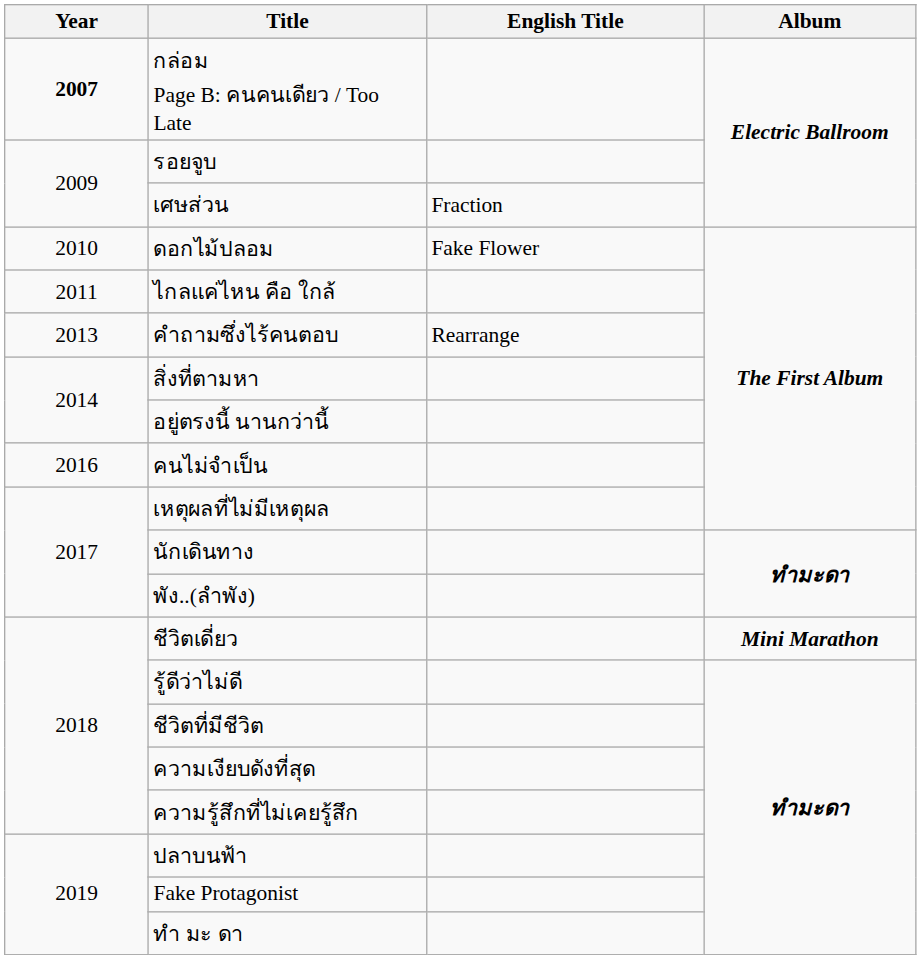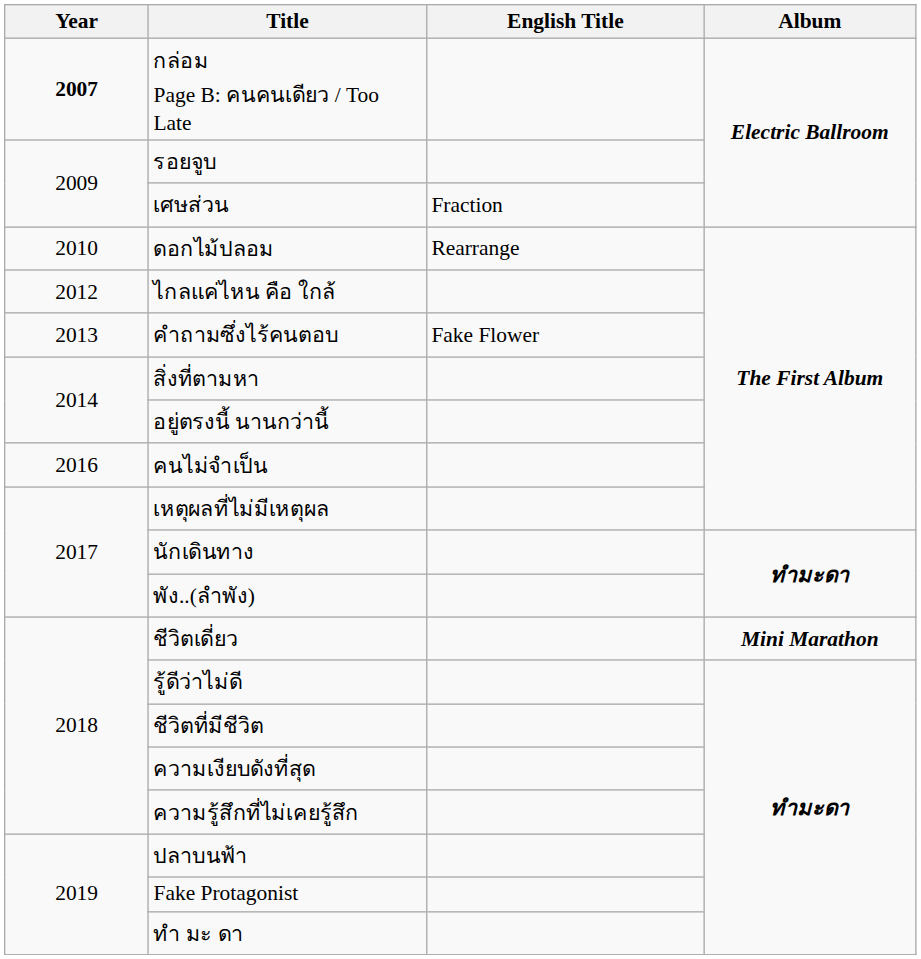(485, 247) Fake Flower -> (475, 247) Rearrange
(77, 291) 2011 -> (77, 291) 2012
(475, 334) Rearrange -> (485, 334) Fake Flower
